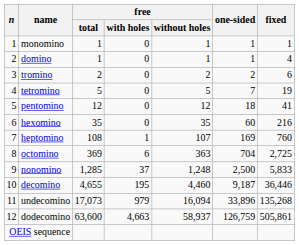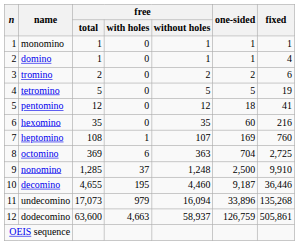(253, 91) 7 -> (253, 91) 5
(281, 169) 5,833 -> (281, 169) 9,910
